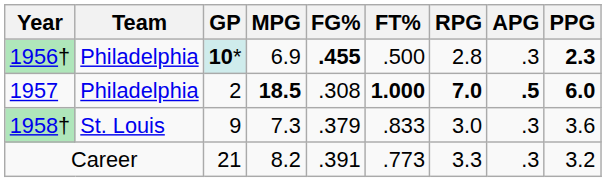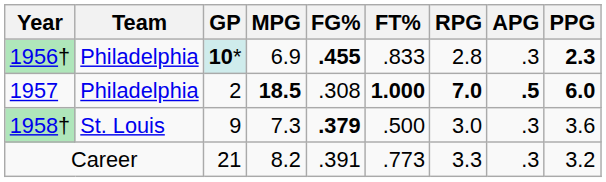(404, 57) .500 -> (404, 57) .833
(339, 125) normal -> (339, 125) bold
(404, 125) .833 -> (404, 125) .500
